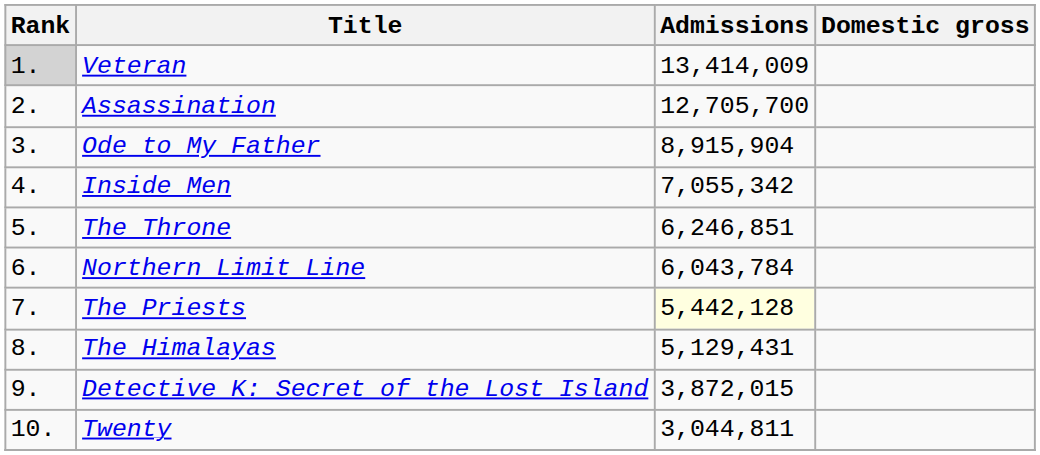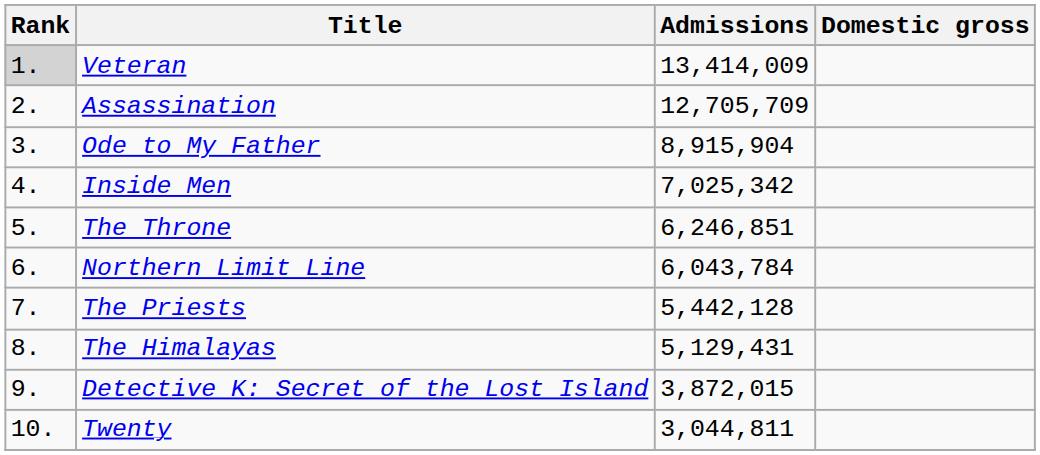(735, 106) 12,705,700 -> (735, 106) 12,705,709
(727, 187) 7,055,342 -> (727, 187) 7,025,342
(727, 308) lightyellow background -> (727, 308) no background
